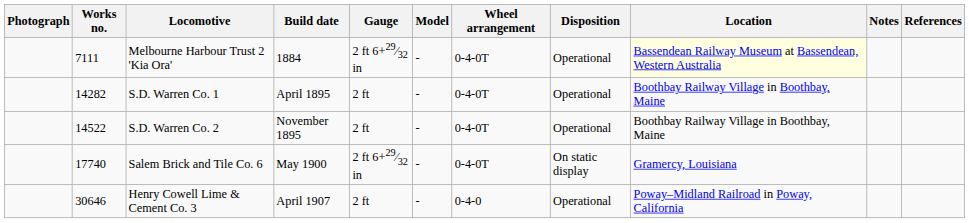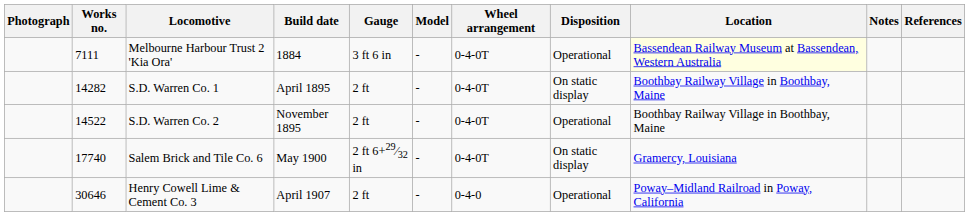(380, 57) 2 ft 6+29⁄32 in -> (372, 54) 3 ft 6 in
(582, 94) Operational -> (575, 87) On static display
